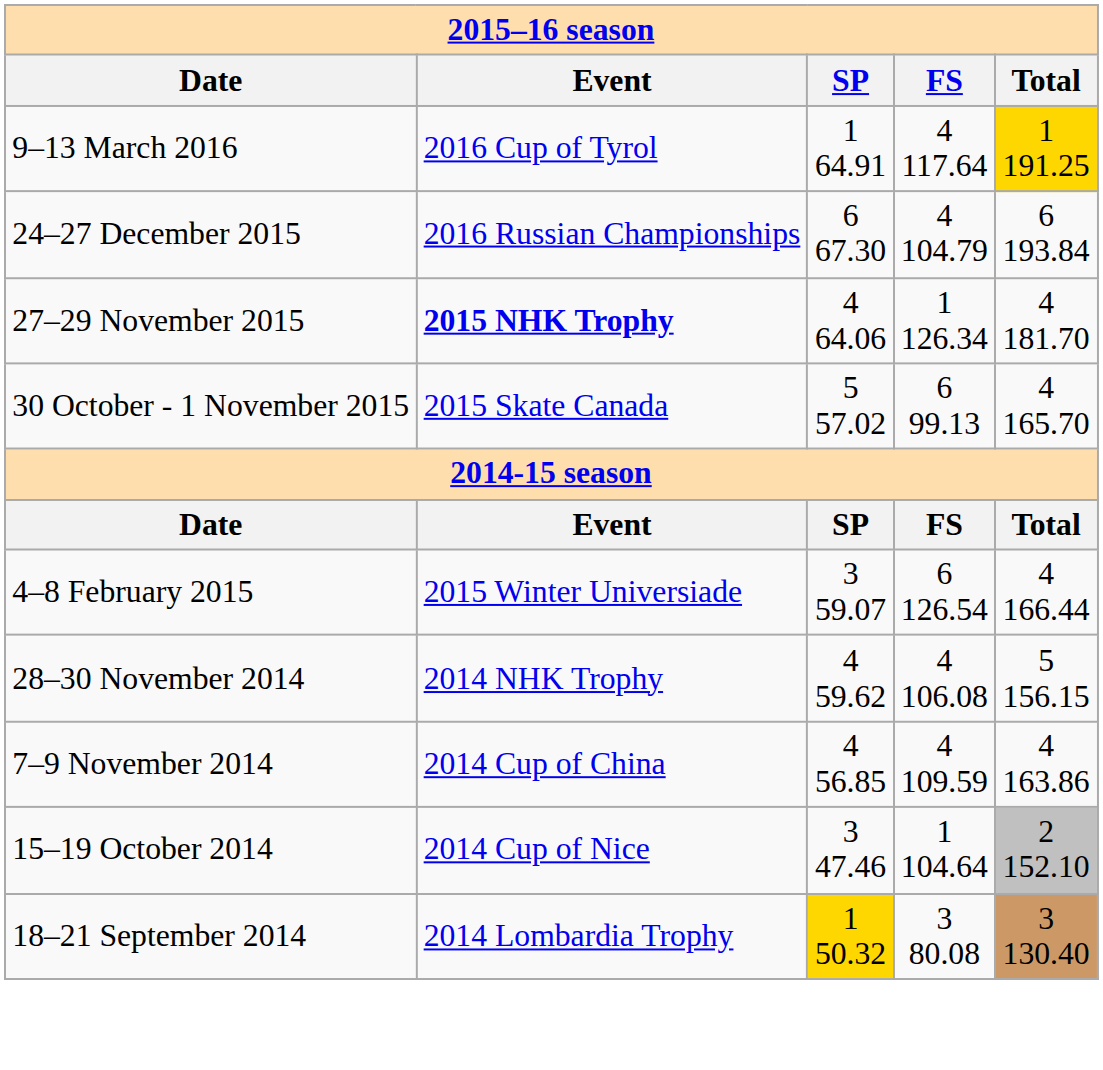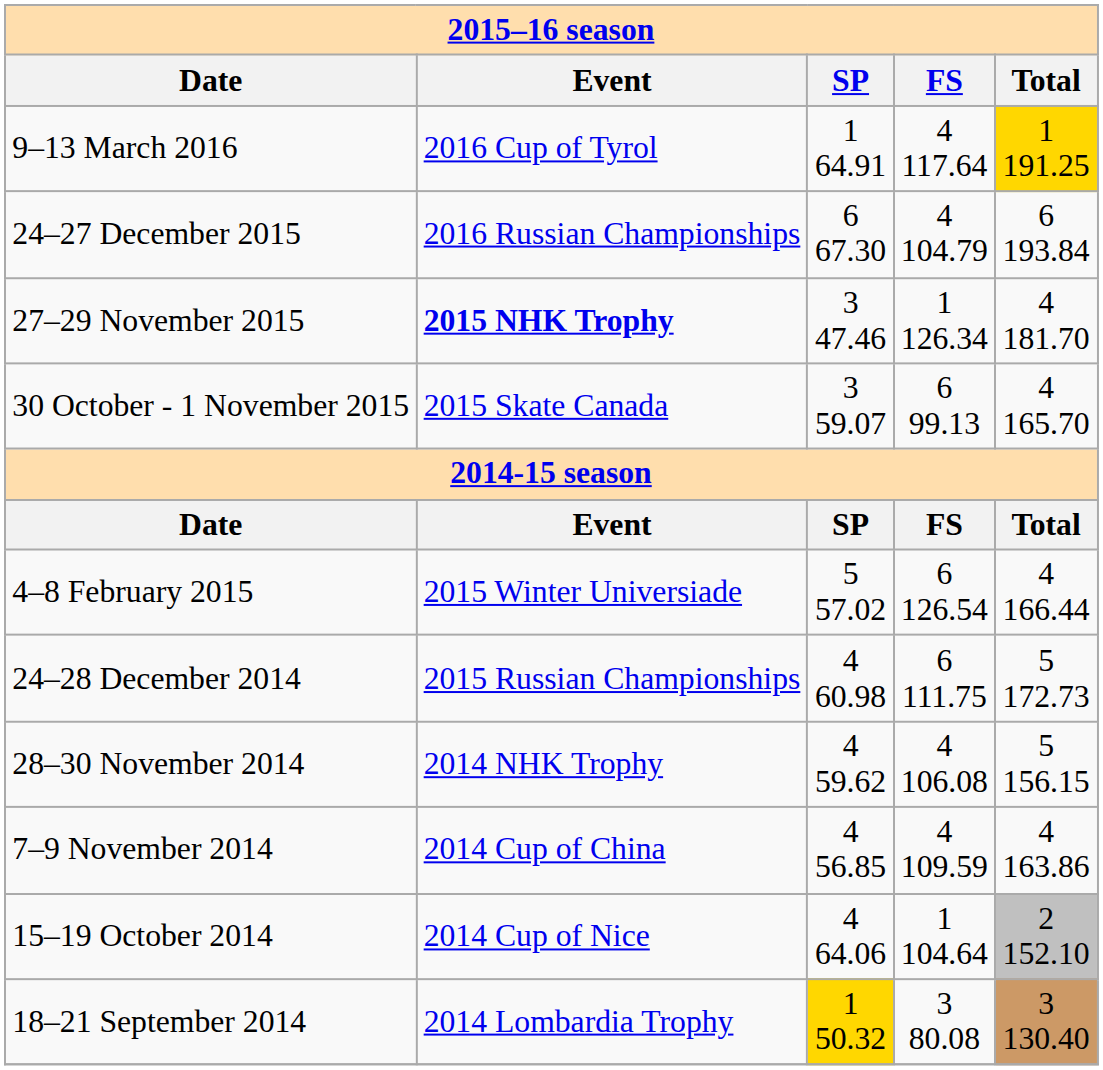(851, 319) 4 64.06 -> (851, 319) 3 47.46
(851, 405) 5 57.02 -> (851, 405) 3 59.07
(851, 591) 3 59.07 -> (851, 591) 5 57.02
+ row: (157, 677)
(851, 849) 3 47.46 -> (851, 935) 4 64.06
